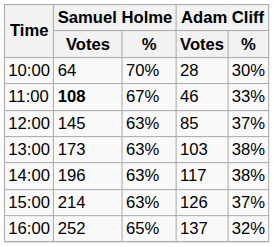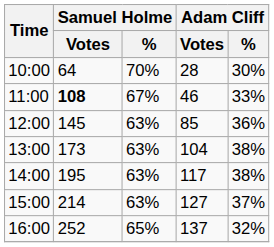(248, 123) 37% -> (248, 123) 36%
(194, 149) 103 -> (194, 149) 104
(72, 176) 196 -> (72, 176) 195
(194, 202) 126 -> (194, 202) 127
